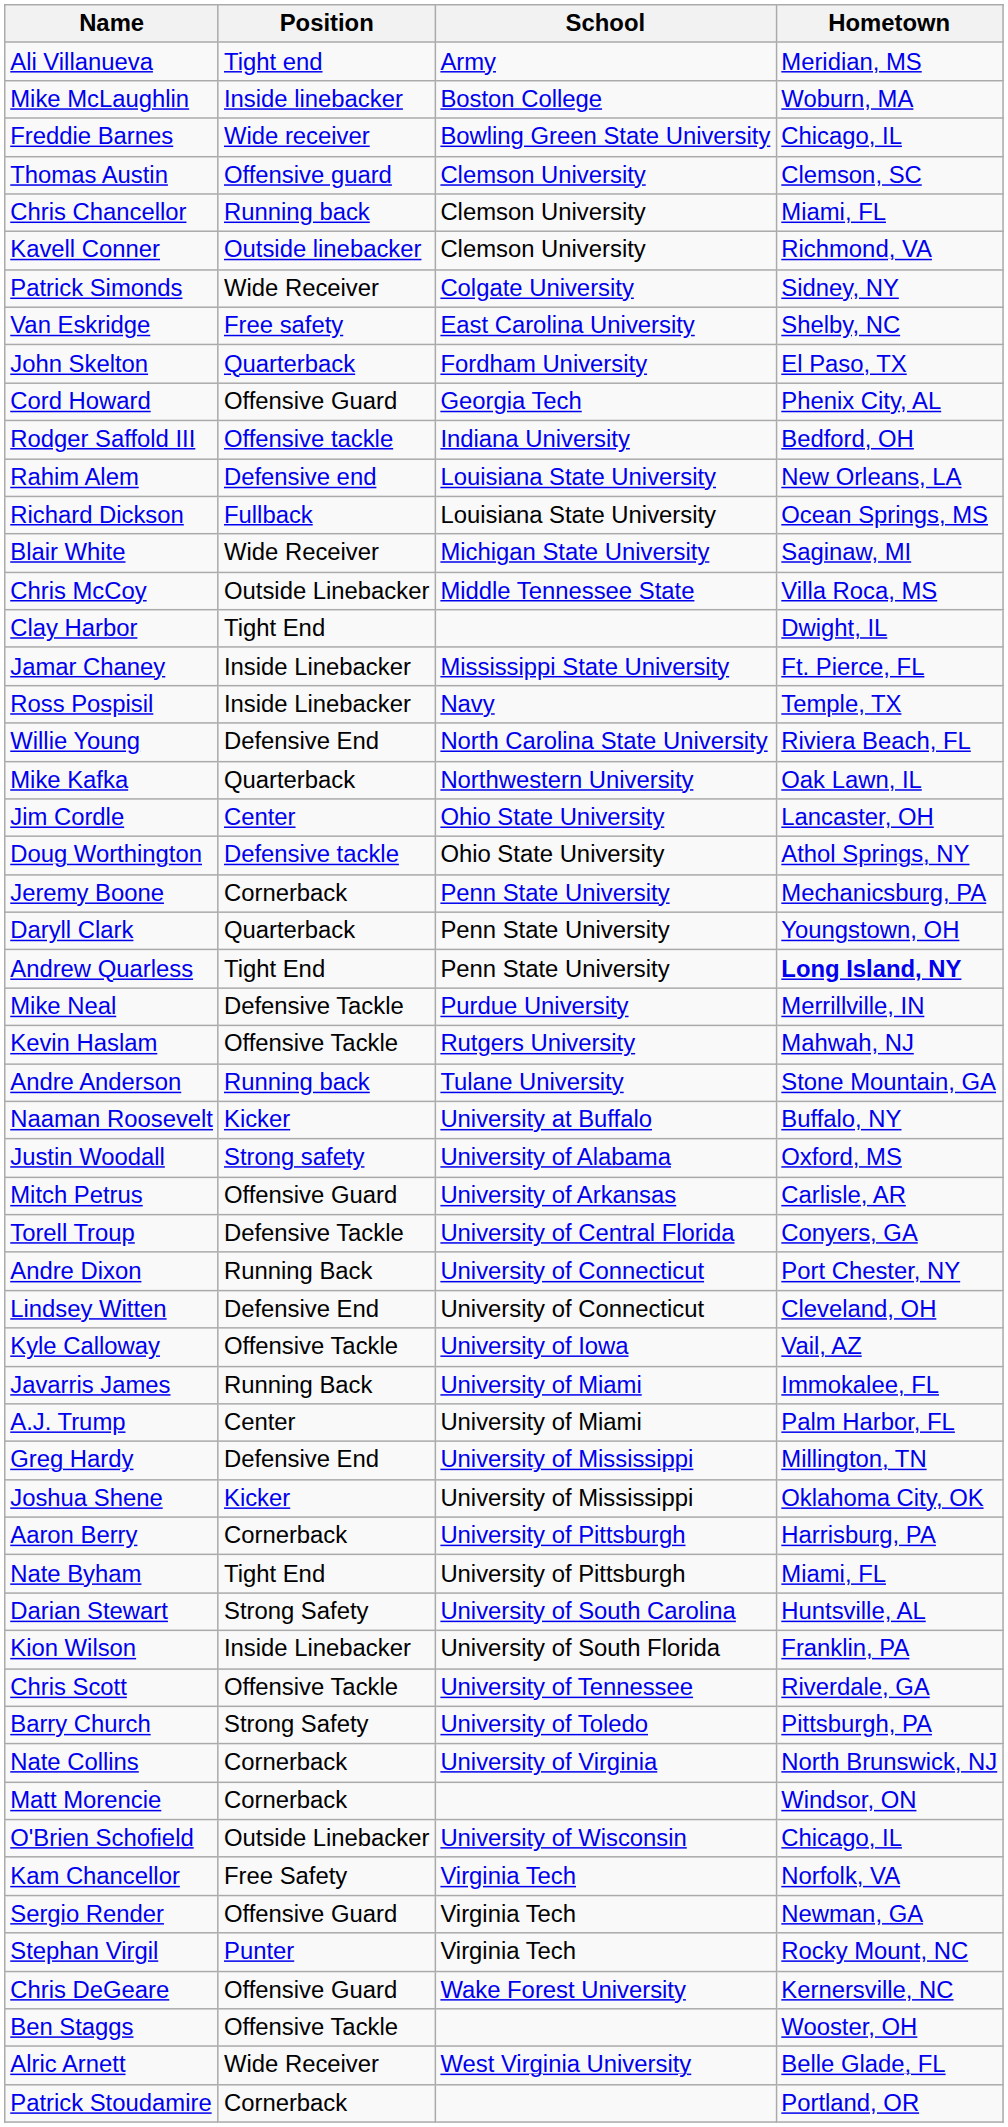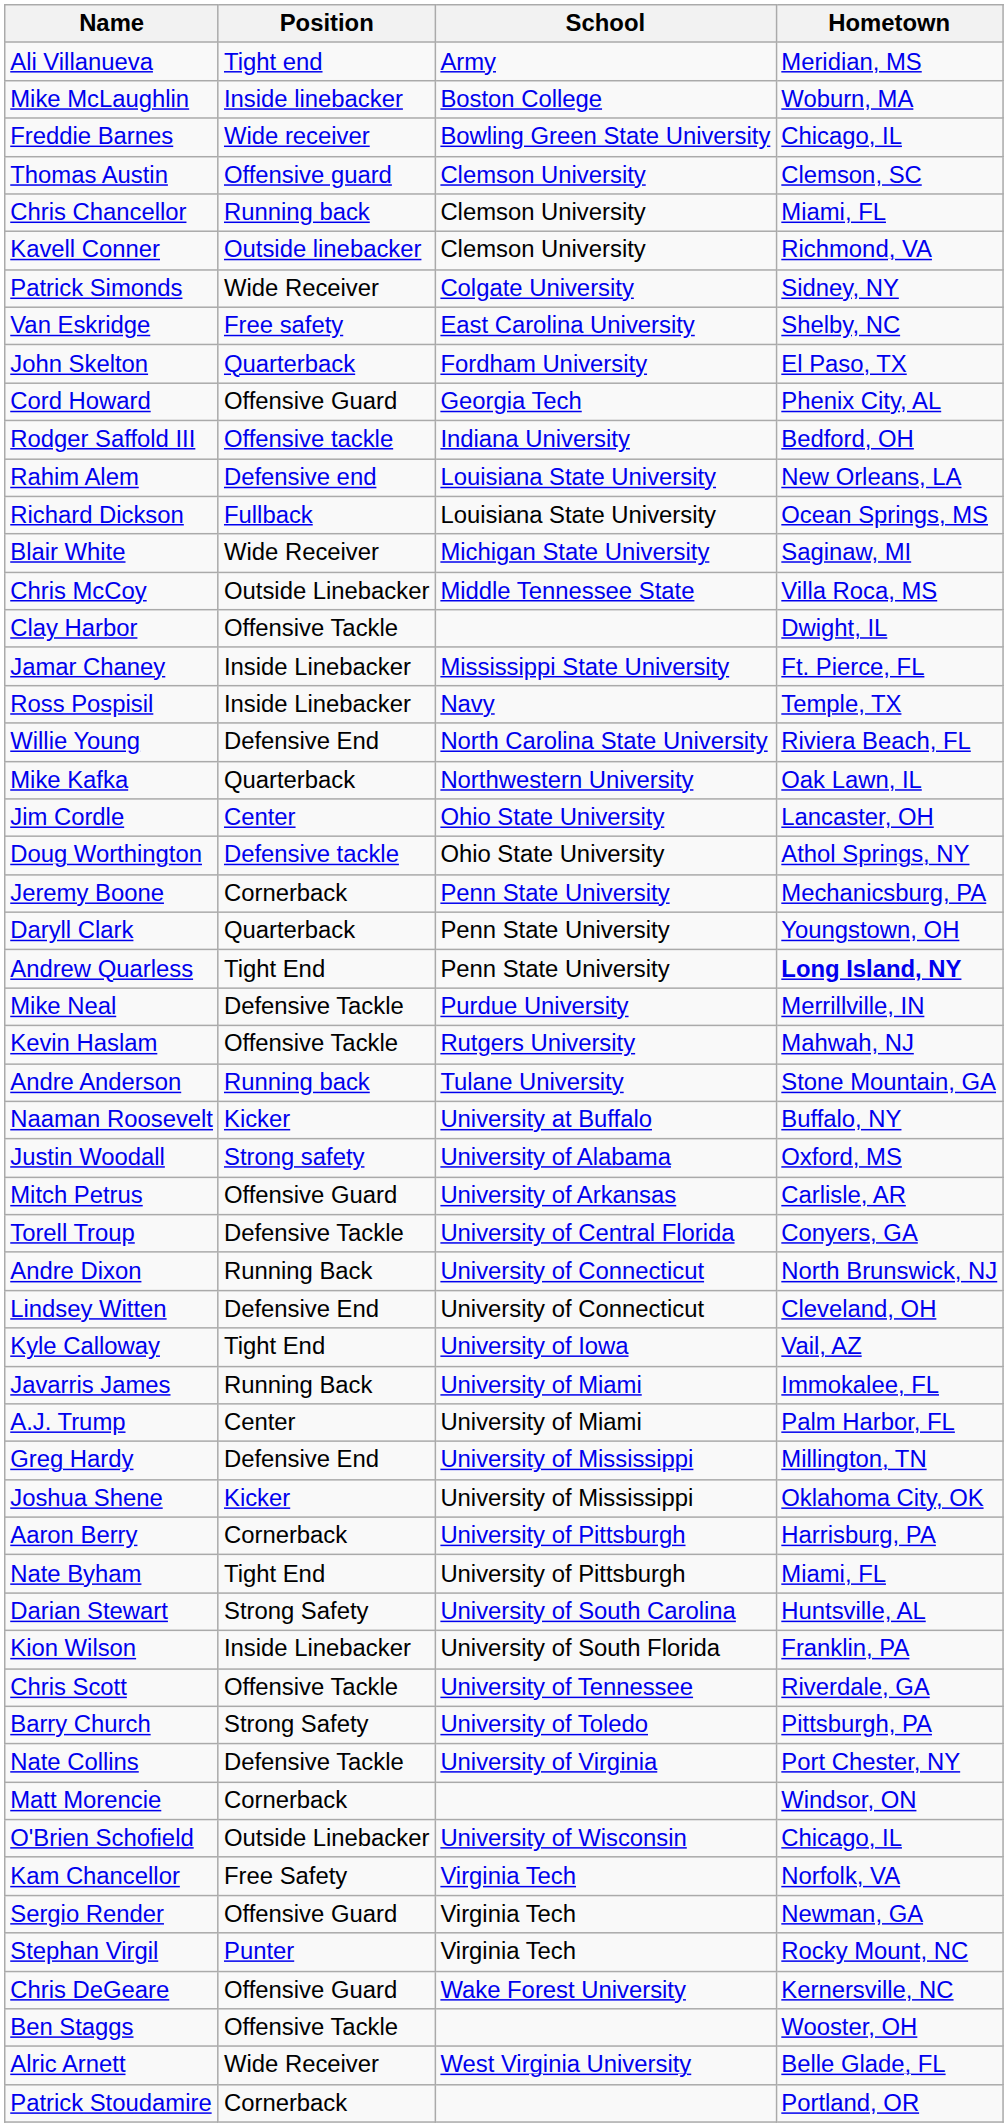(275, 628) Tight End -> (311, 628) Offensive Tackle
(871, 1271) Port Chester, NY -> (889, 1271) North Brunswick, NJ
(311, 1346) Offensive Tackle -> (275, 1346) Tight End
(286, 1762) Cornerback -> (314, 1762) Defensive Tackle
(889, 1762) North Brunswick, NJ -> (871, 1762) Port Chester, NY
